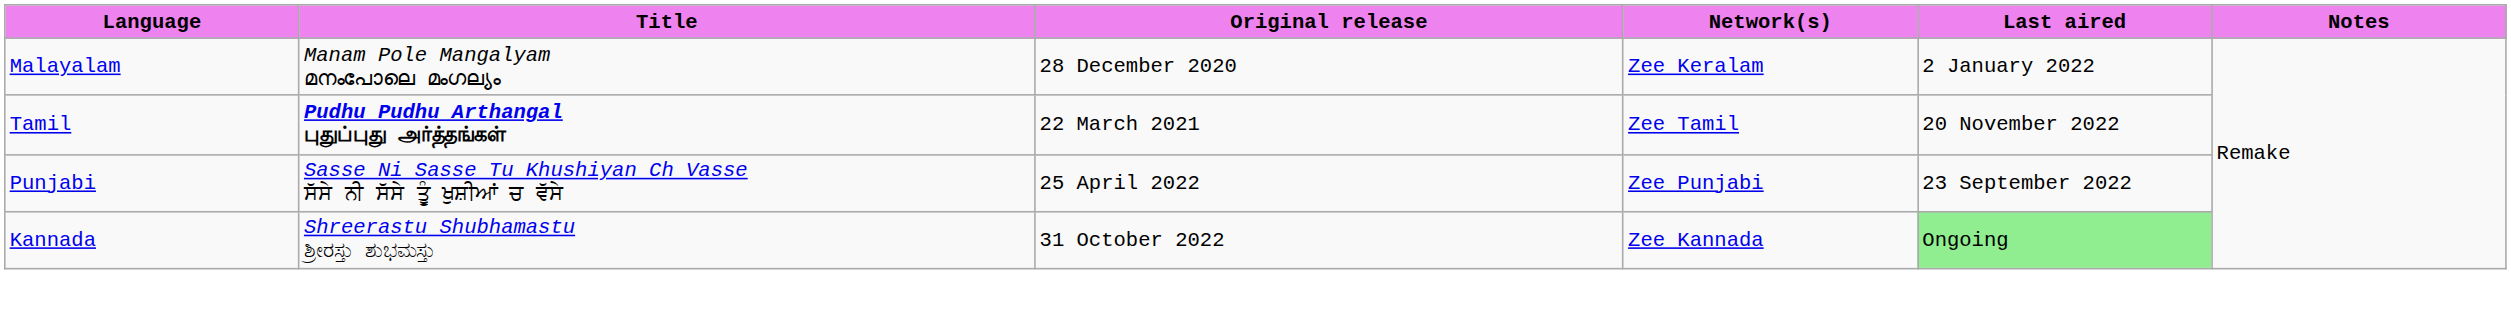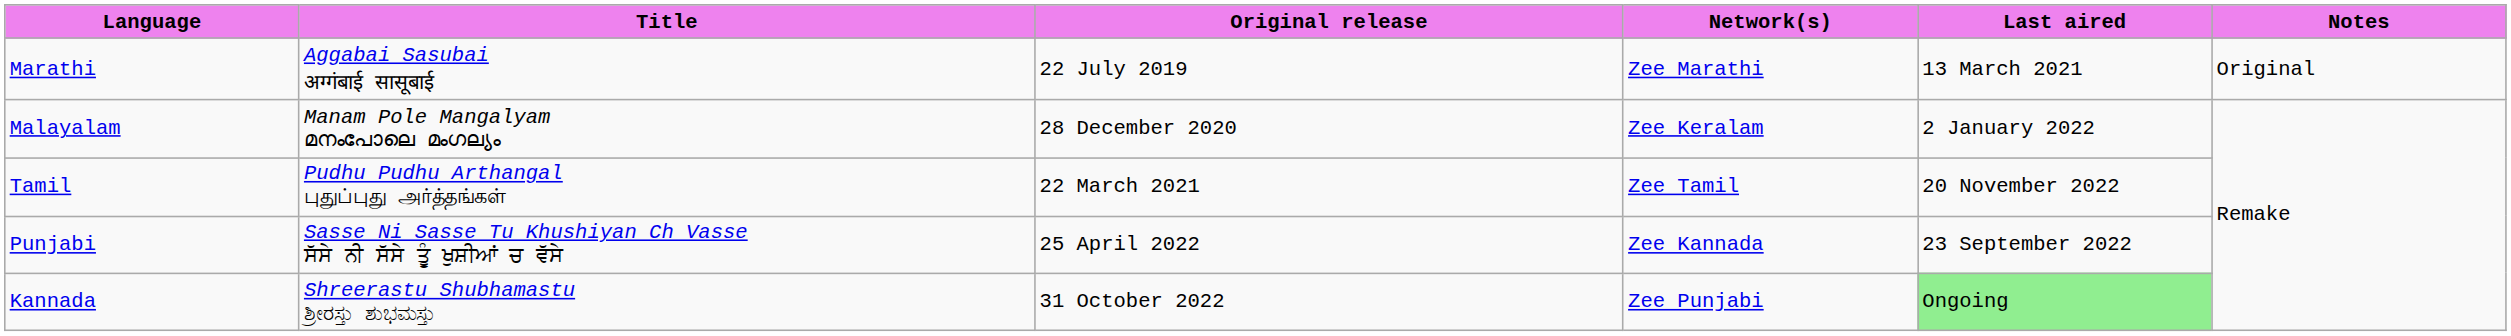+ row: (53, 69)
(433, 124) bold -> (433, 186) normal
(1696, 183) Zee Punjabi -> (1696, 245) Zee Kannada
(1696, 240) Zee Kannada -> (1696, 302) Zee Punjabi
